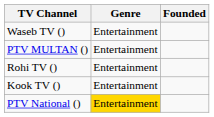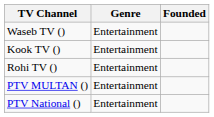rows swapped: (34, 85) <-> (48, 49)
(126, 103) gold background -> (126, 103) no background
